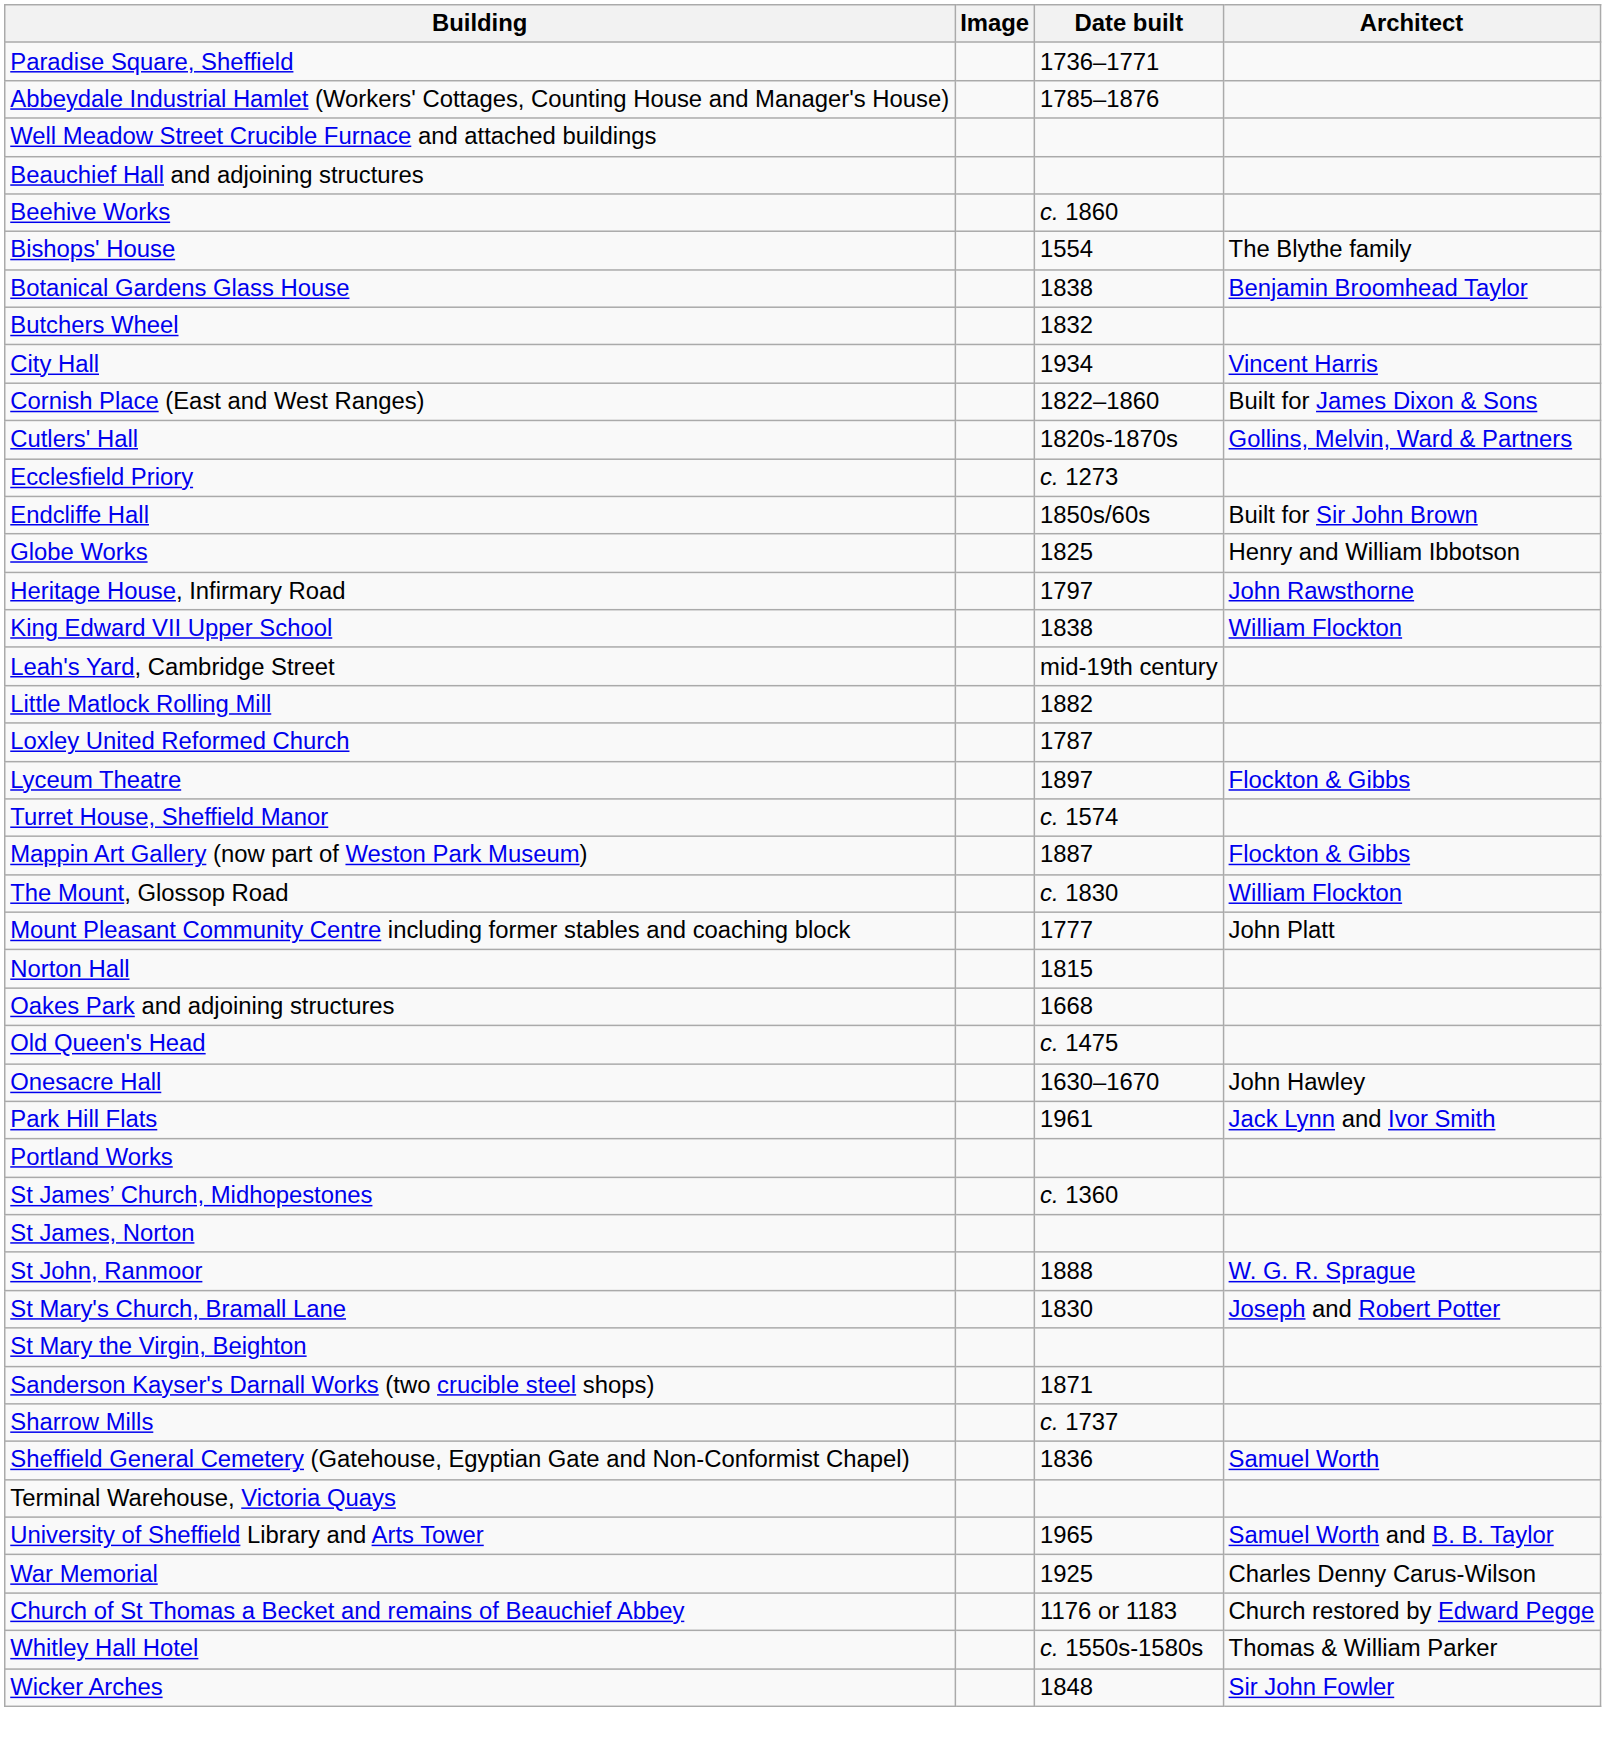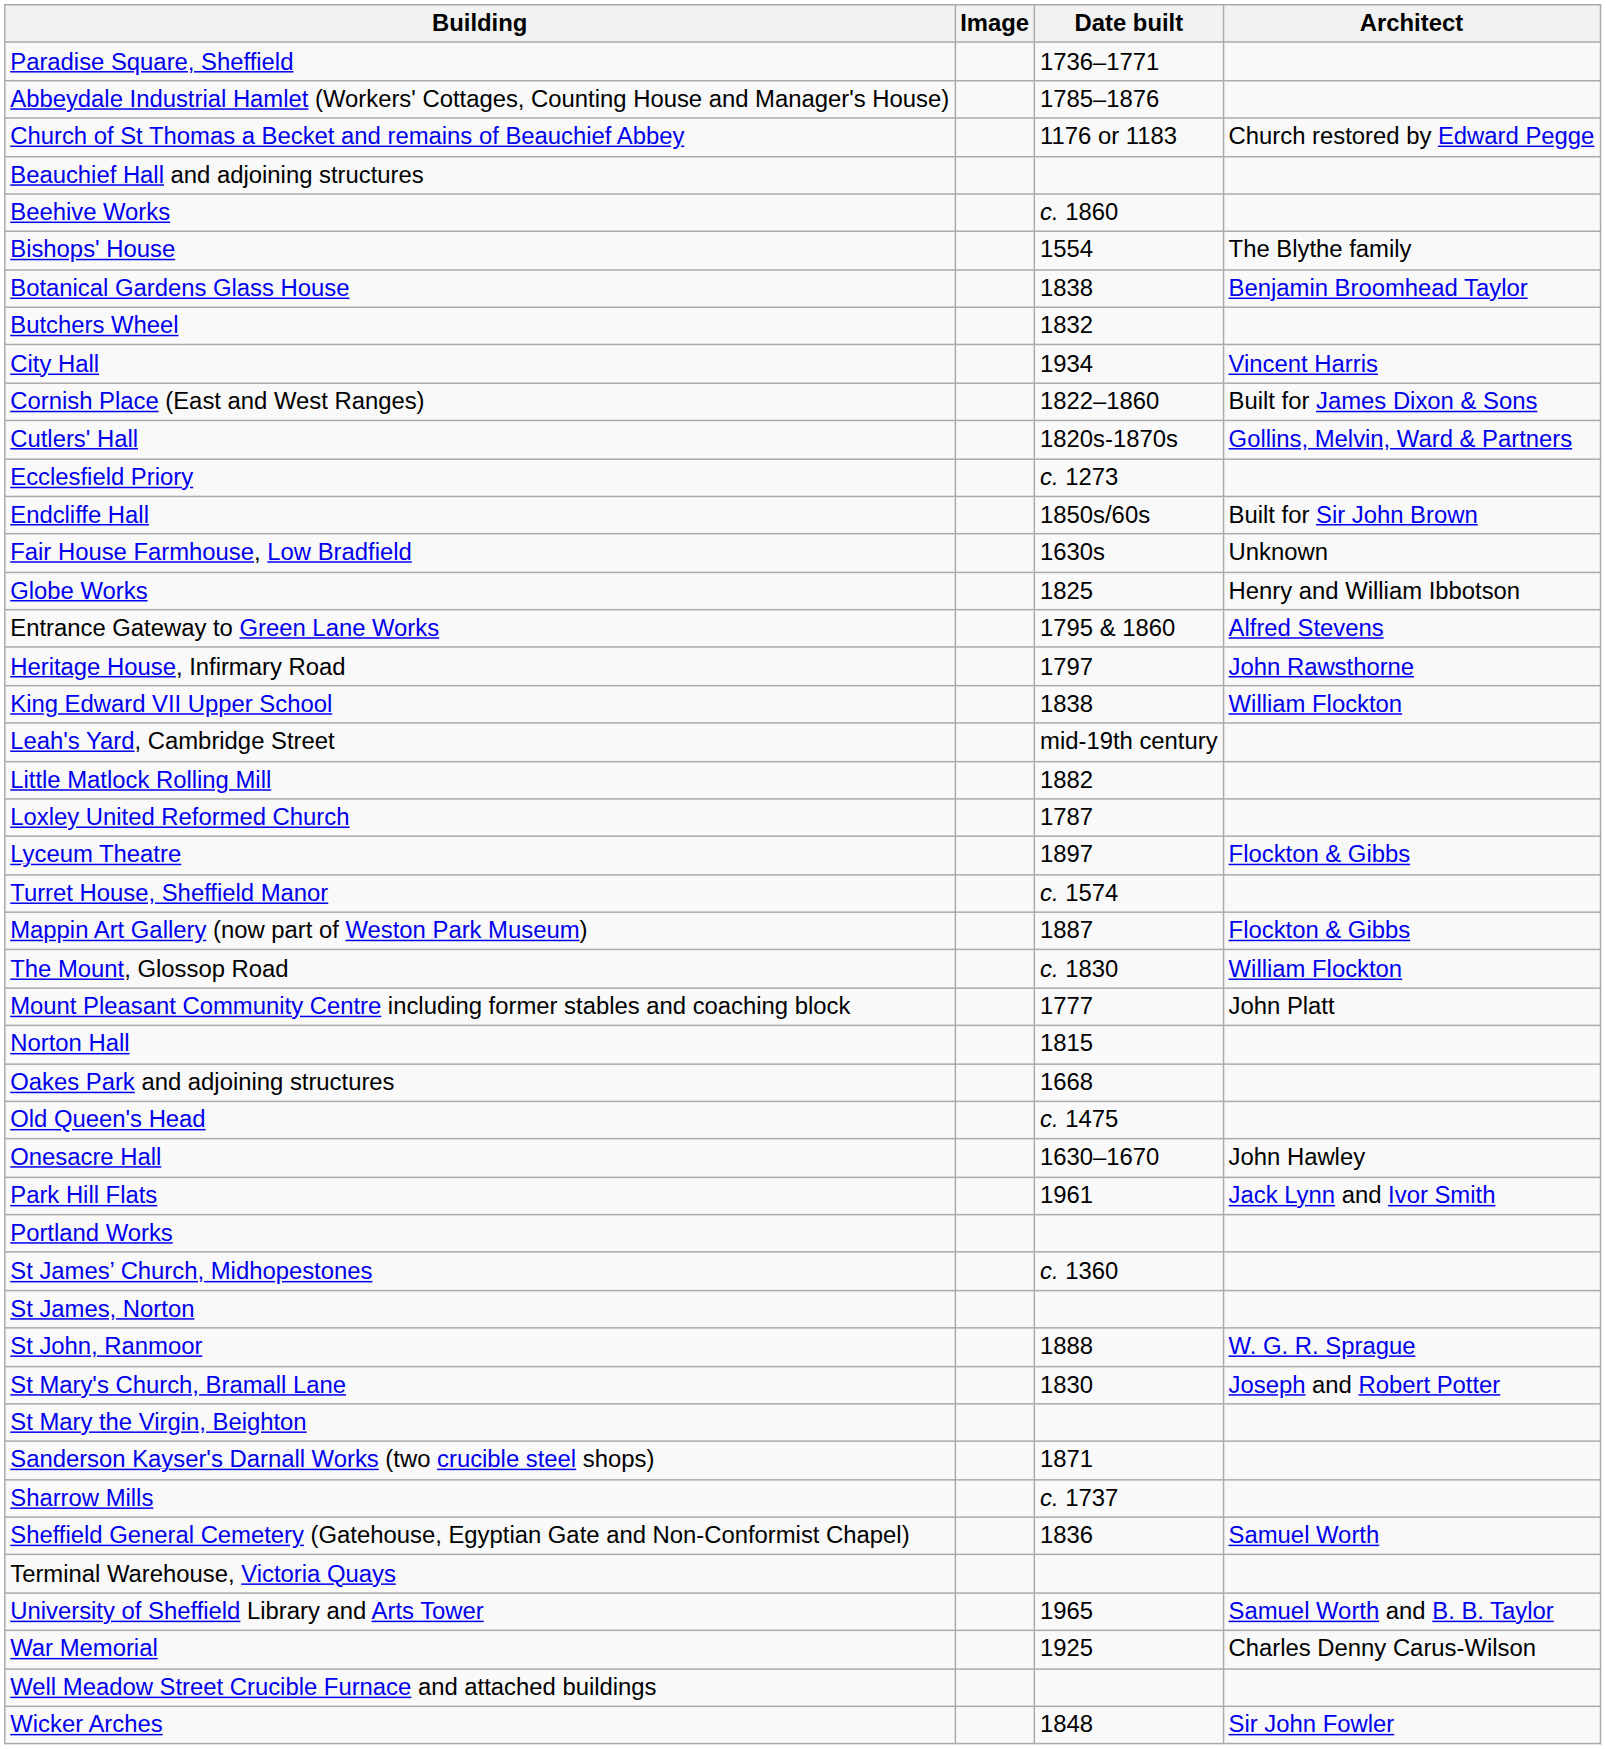rows swapped: (347, 1611) <-> (333, 136)
+ row: (211, 552)
+ row: (225, 628)
- row: (104, 1649)
